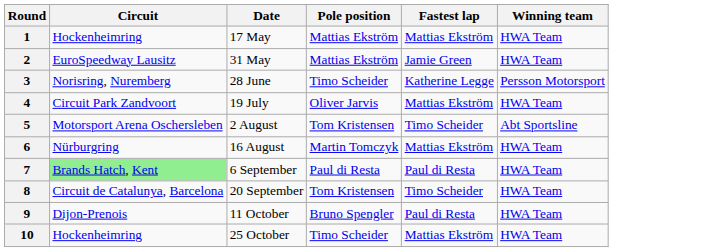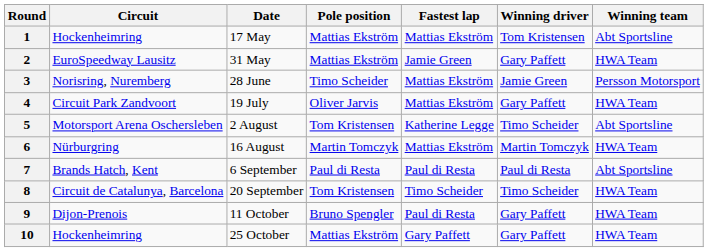+ column: (544, 15)
(531, 37) HWA Team -> (634, 37) Abt Sportsline
(449, 81) Katherine Legge -> (449, 81) Mattias Ekström
(444, 125) Timo Scheider -> (449, 125) Katherine Legge
(105, 169) lightgreen background -> (105, 169) no background
(531, 169) HWA Team -> (634, 169) Abt Sportsline
(349, 234) Timo Scheider -> (354, 234) Mattias Ekström
(449, 234) Mattias Ekström -> (437, 234) Gary Paffett
